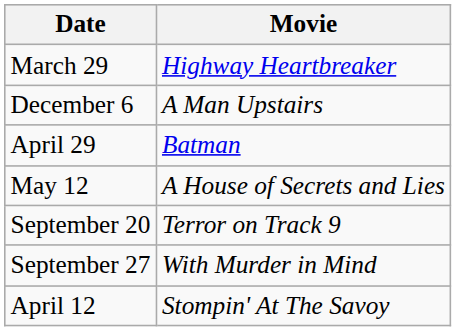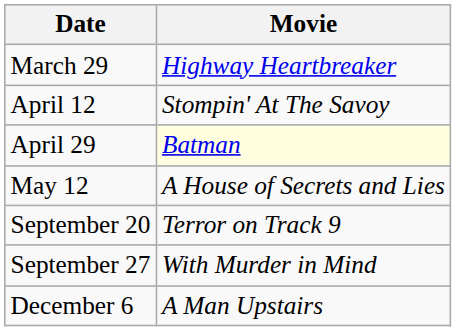rows swapped: (53, 305) <-> (72, 104)
(201, 144) no background -> (201, 144) lightyellow background
